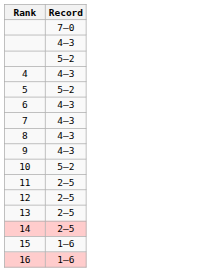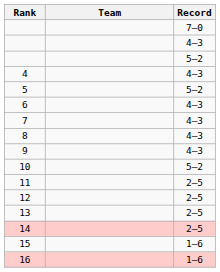+ column: (110, 12)
